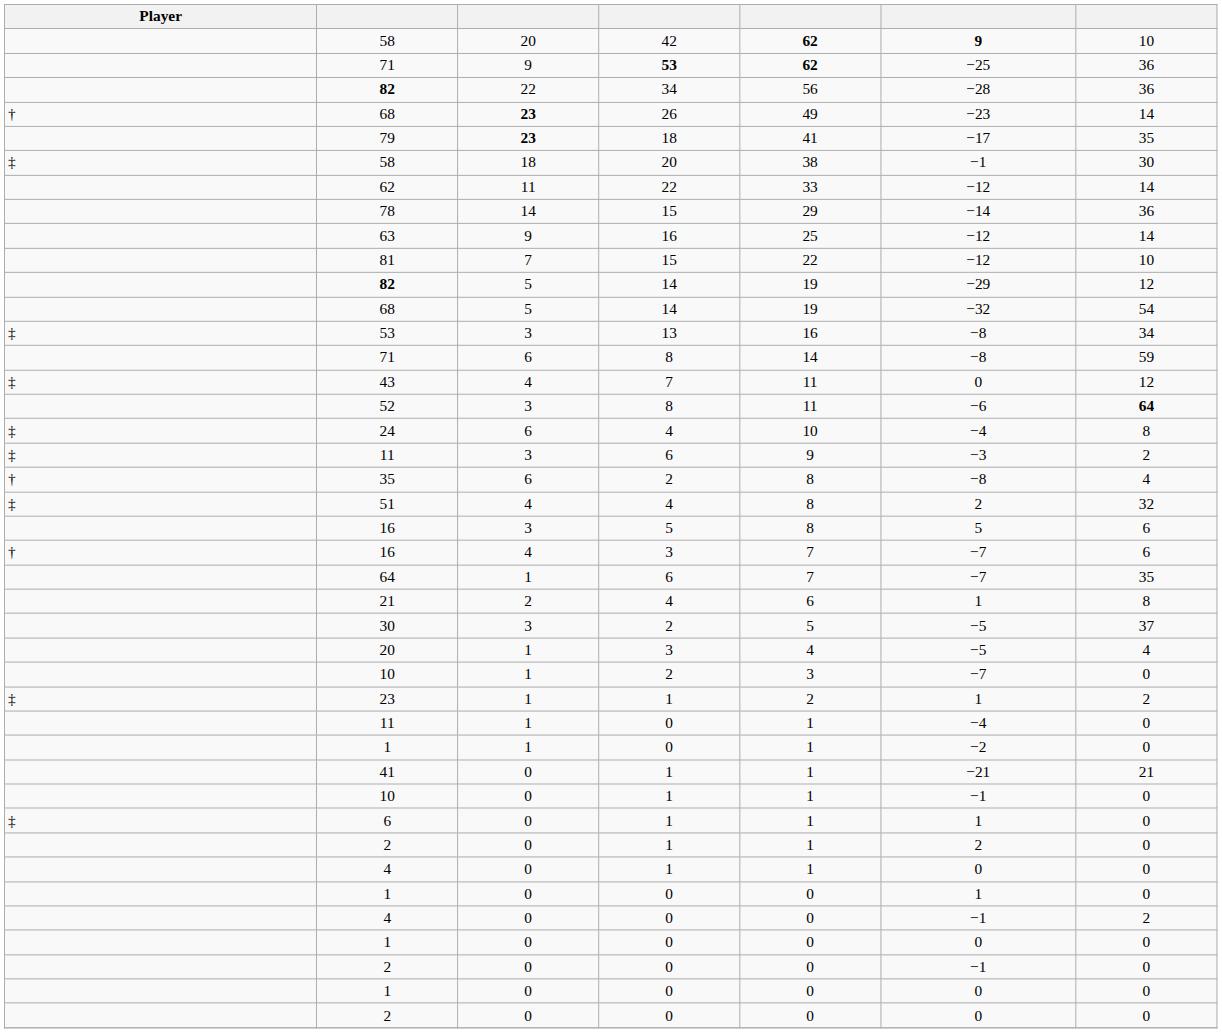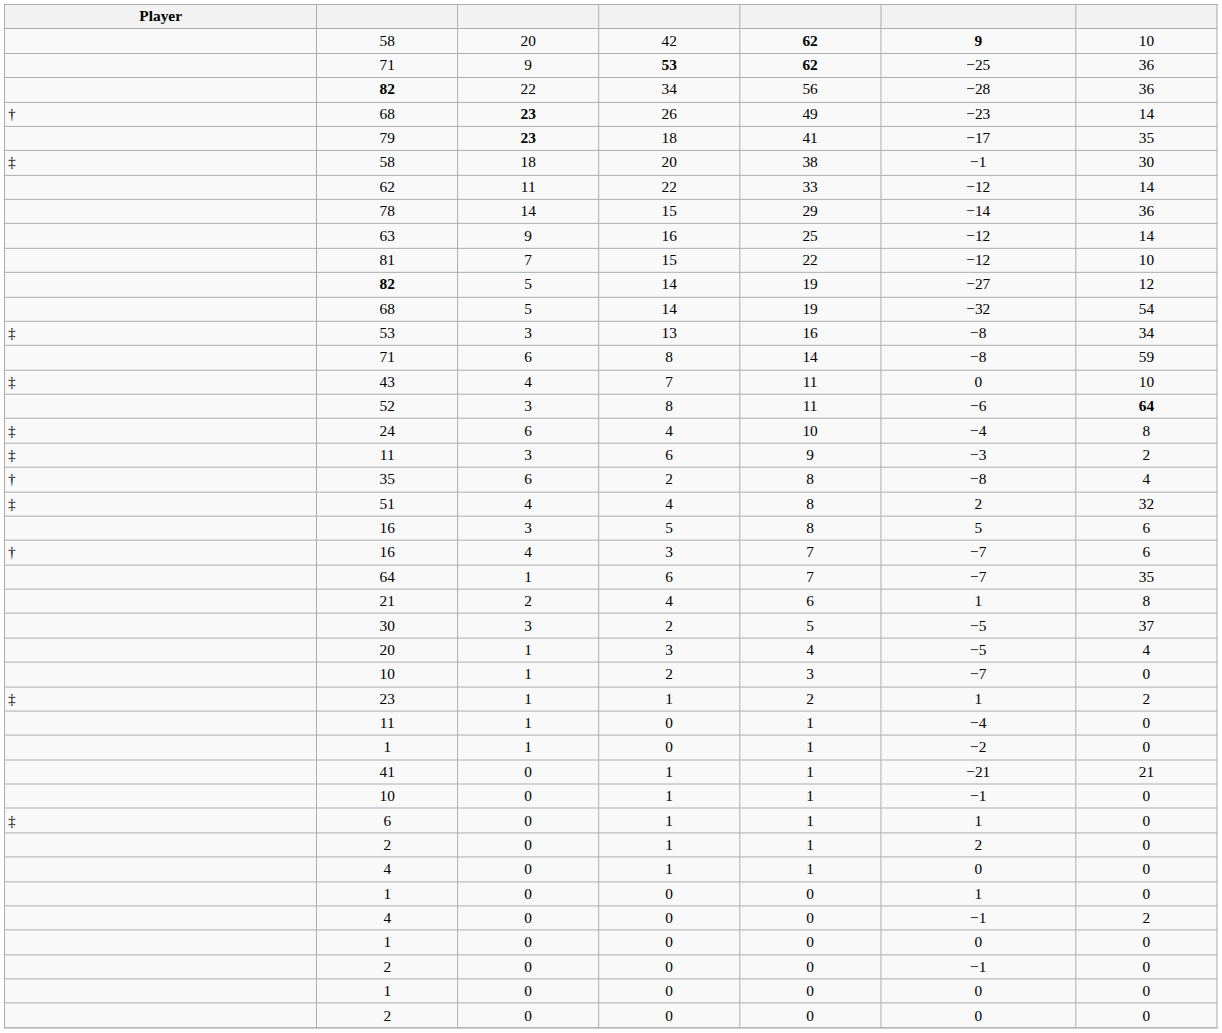(978, 284) −29 -> (978, 284) −27
(1146, 382) 12 -> (1146, 382) 10
